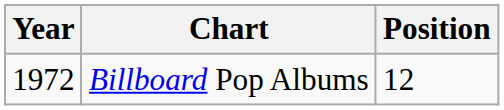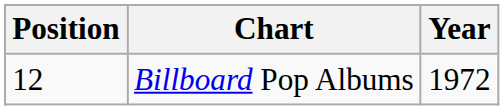columns swapped: (43, 29) <-> (437, 29)
